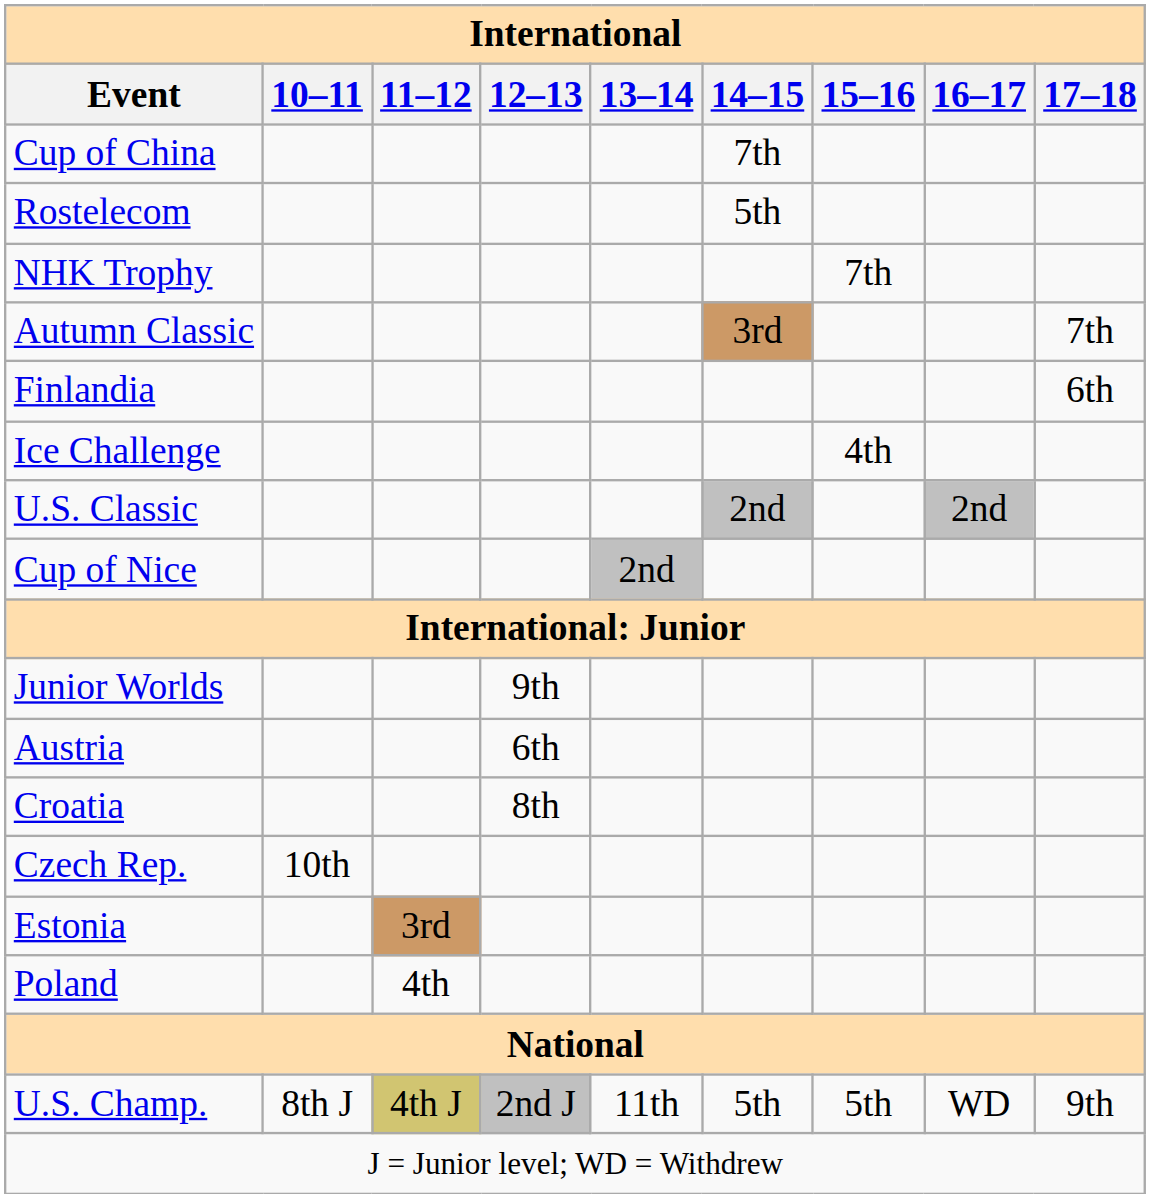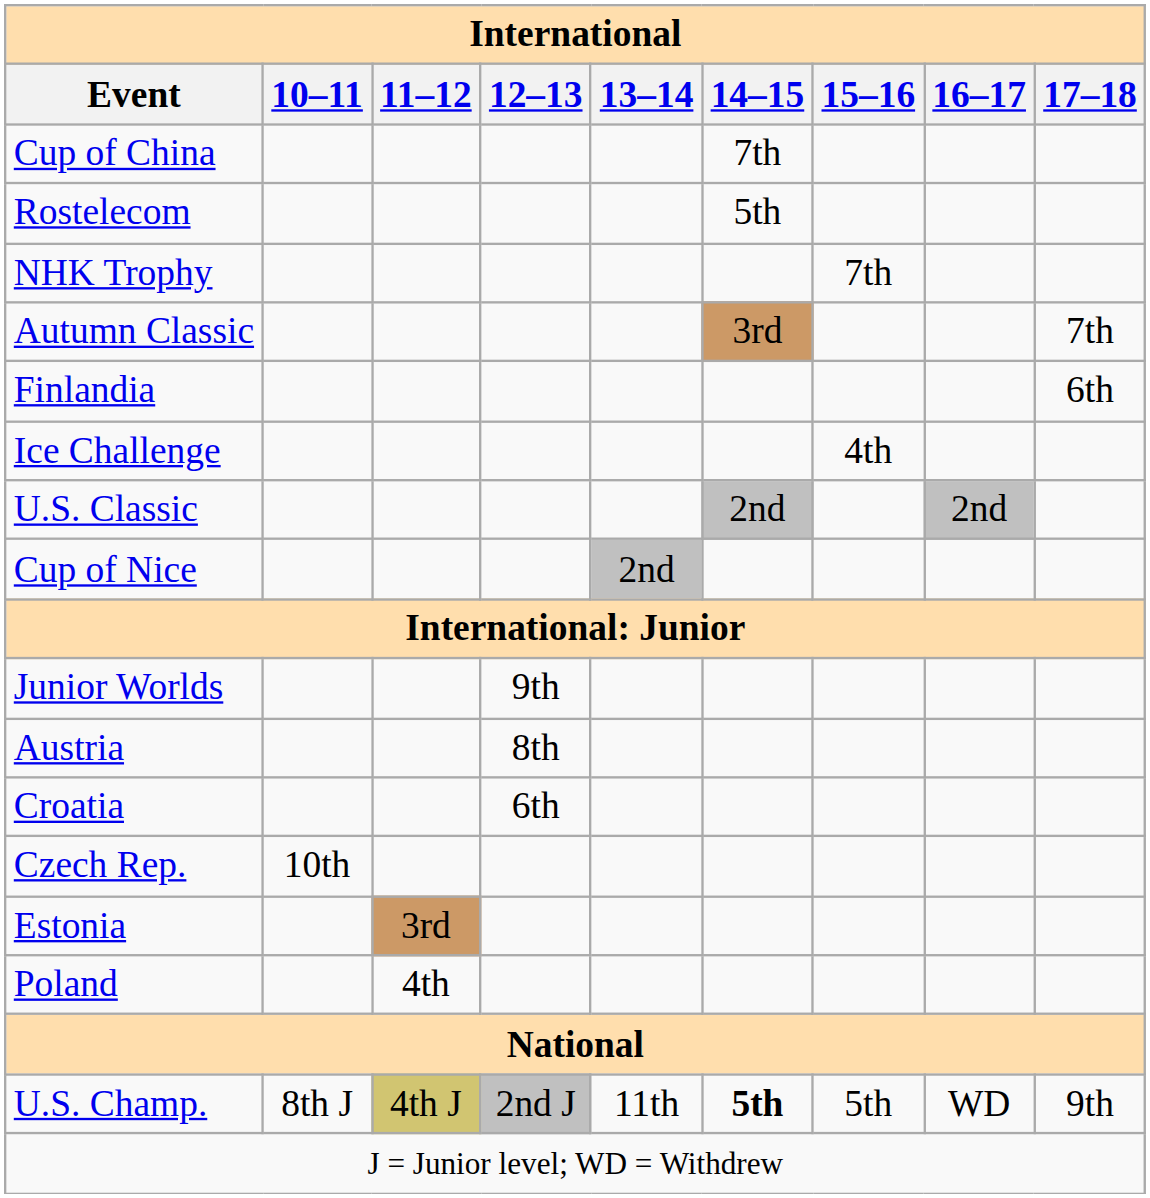(536, 746) 6th -> (536, 746) 8th
(536, 806) 8th -> (536, 806) 6th
(757, 1102) normal -> (757, 1102) bold
